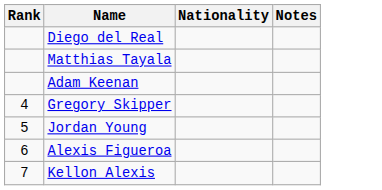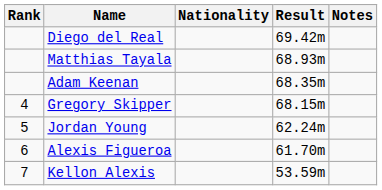+ column: (300, 16)
